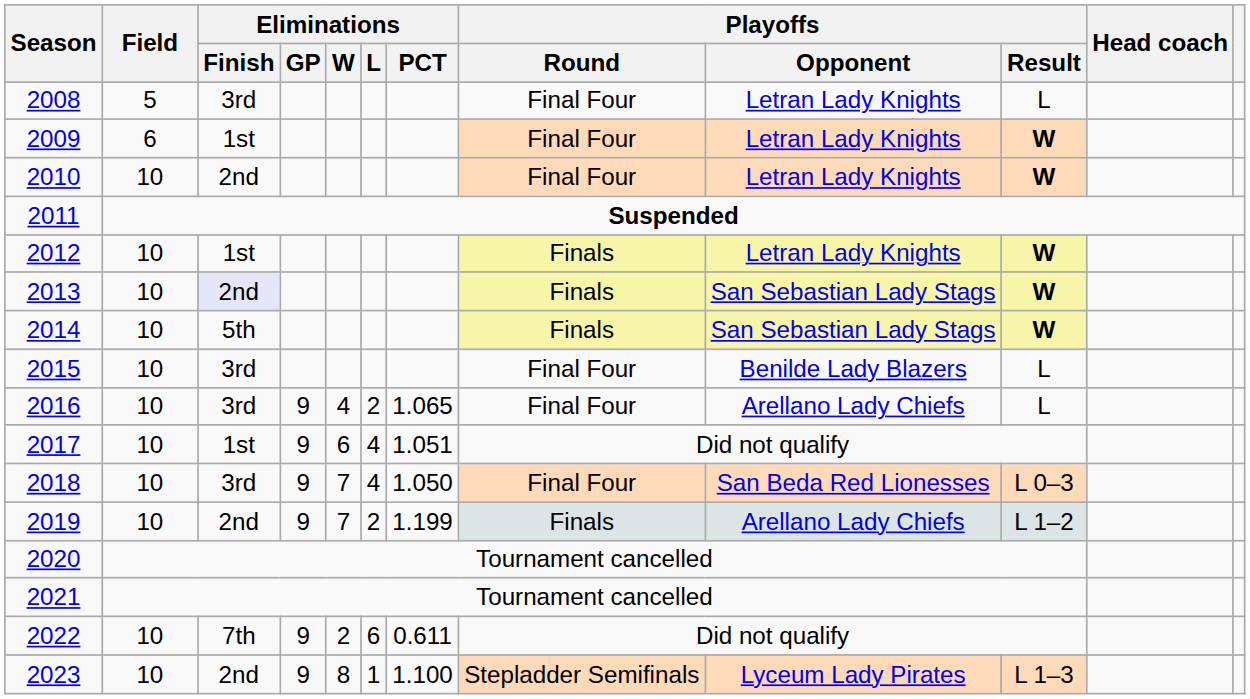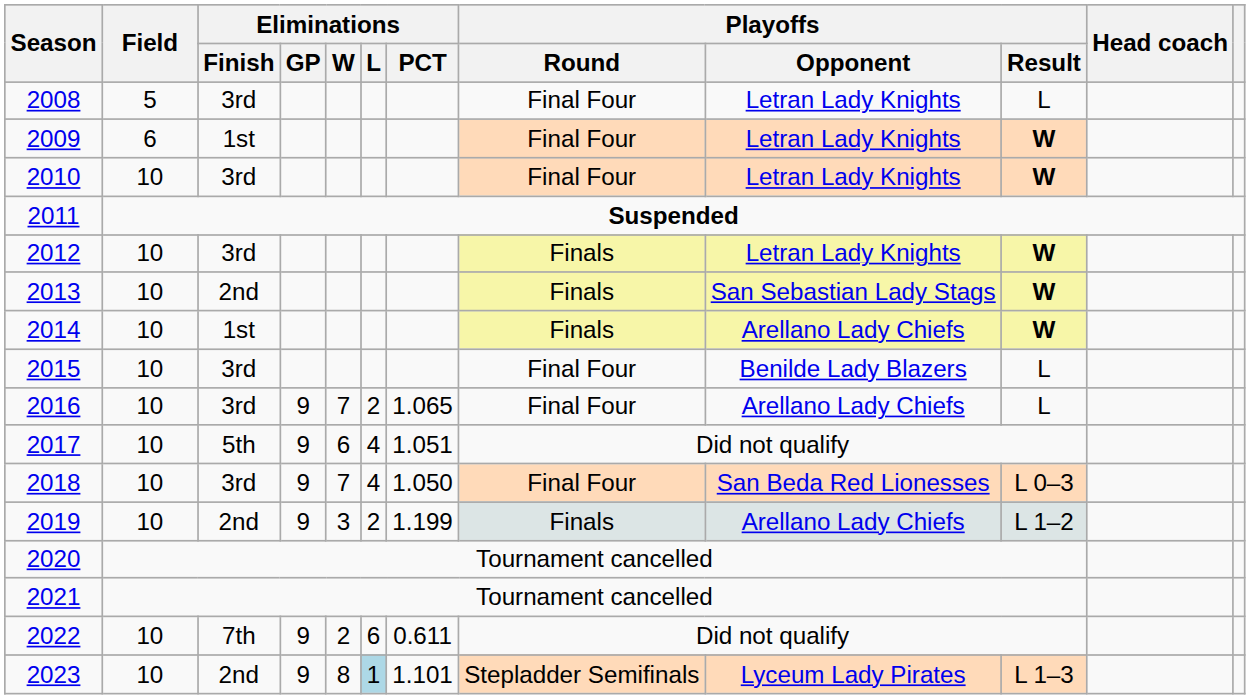(239, 177) 2nd -> (239, 177) 3rd
(239, 254) 1st -> (239, 254) 3rd
(239, 292) lavender background -> (239, 292) no background
(239, 330) 5th -> (239, 330) 1st
(853, 330) San Sebastian Lady Stags -> (853, 330) Arellano Lady Chiefs
(343, 407) 4 -> (343, 407) 7
(239, 445) 1st -> (239, 445) 5th
(343, 521) 7 -> (343, 521) 3
(374, 674) no background -> (374, 674) lightblue background
(423, 674) 1.100 -> (423, 674) 1.101
